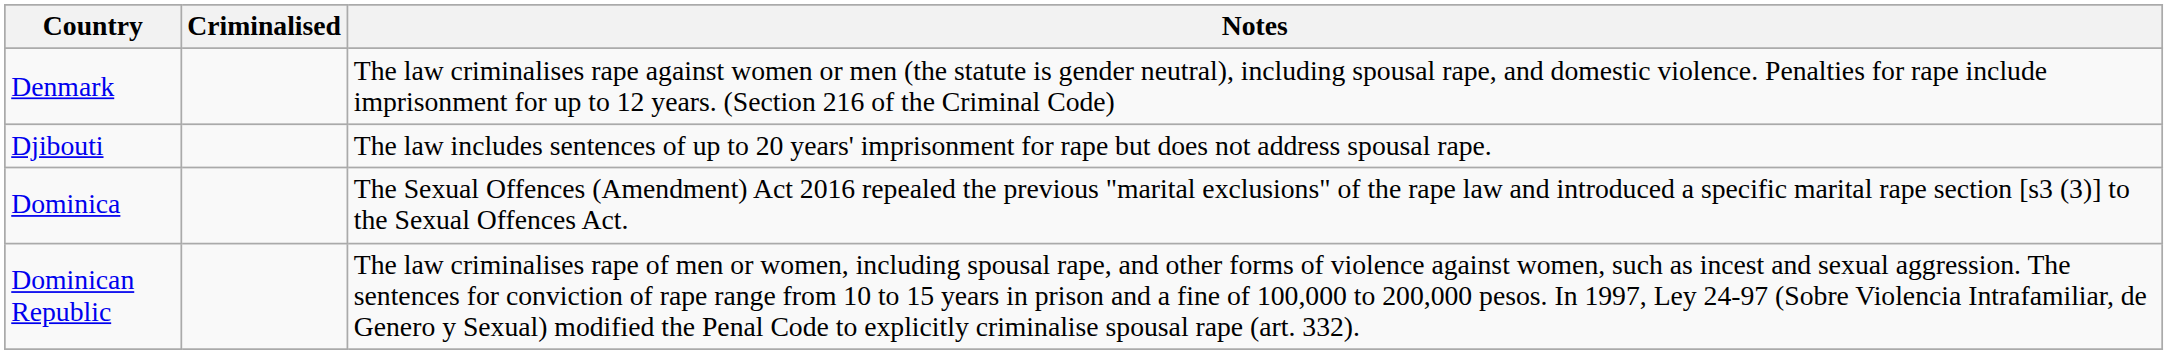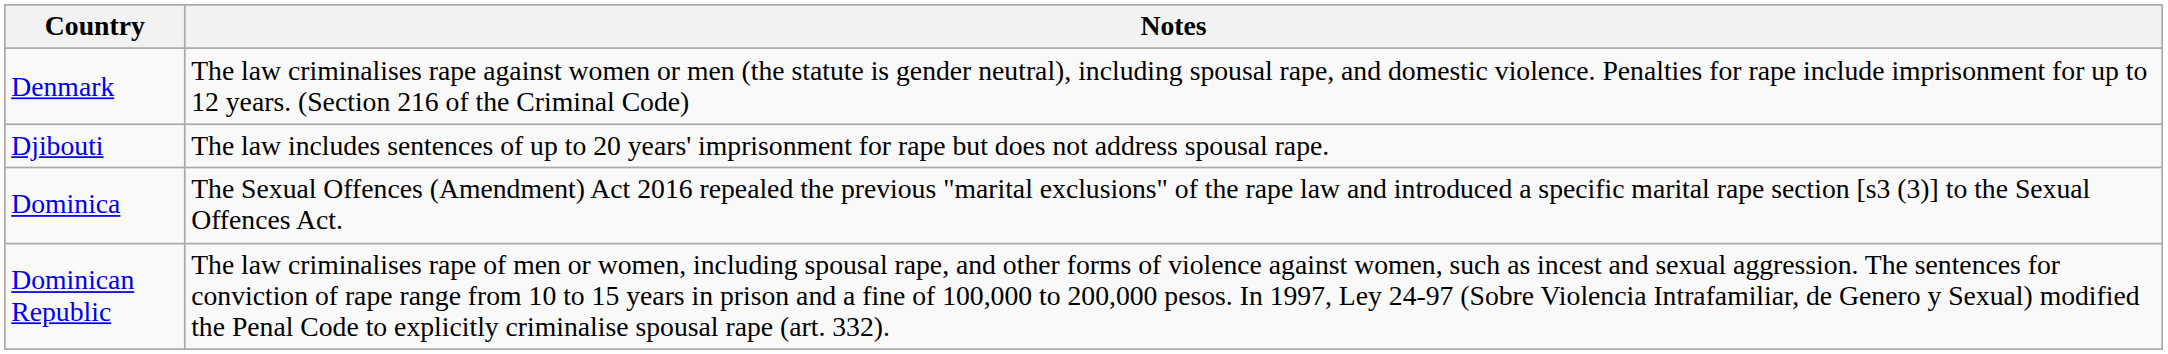- column: (264, 26)
